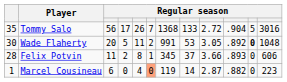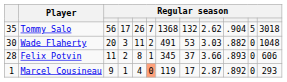(190, 29) 133 -> (190, 29) 132
(212, 29) 2.72 -> (212, 29) 2.62
(269, 29) 3016 -> (269, 29) 3018
(125, 43) 5 -> (125, 43) 3
(168, 43) 991 -> (168, 43) 491
(212, 43) 3.05 -> (212, 43) 3.03
(236, 43) .892 -> (236, 43) .882
(253, 43) bold -> (253, 43) normal
(111, 70) 6 -> (111, 70) 9
(125, 70) 0 -> (125, 70) 1
(190, 70) 14 -> (190, 70) 17
(236, 70) .882 -> (236, 70) .892
(269, 70) 223 -> (269, 70) 293
